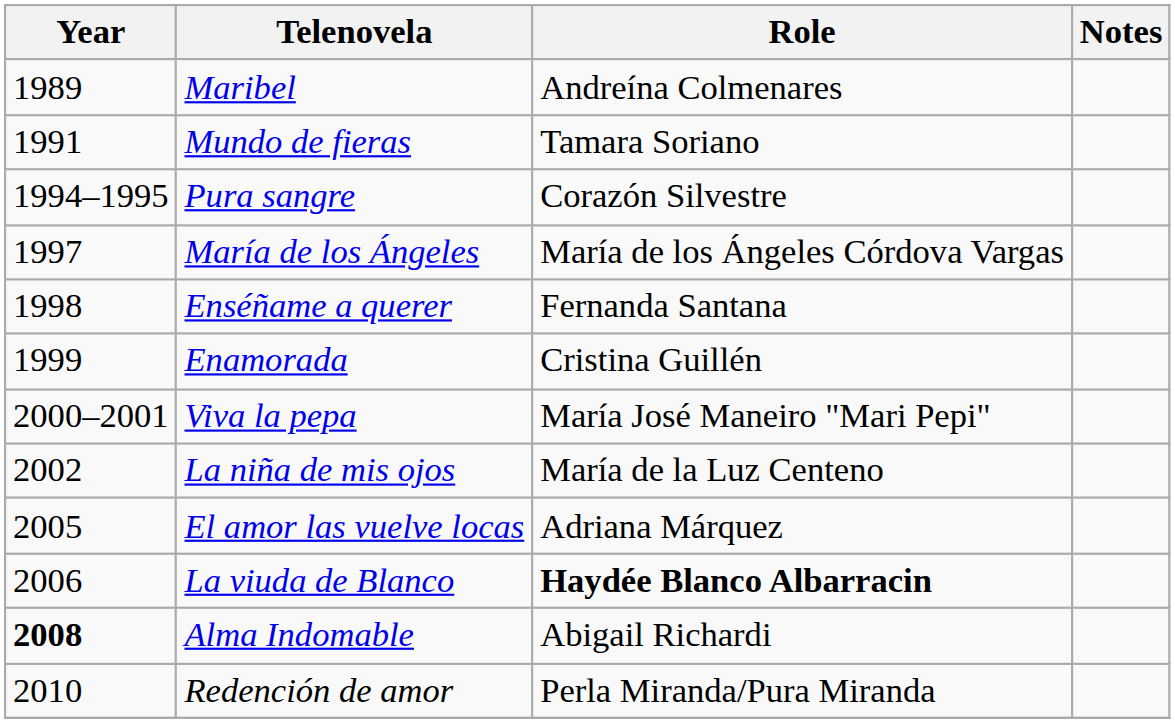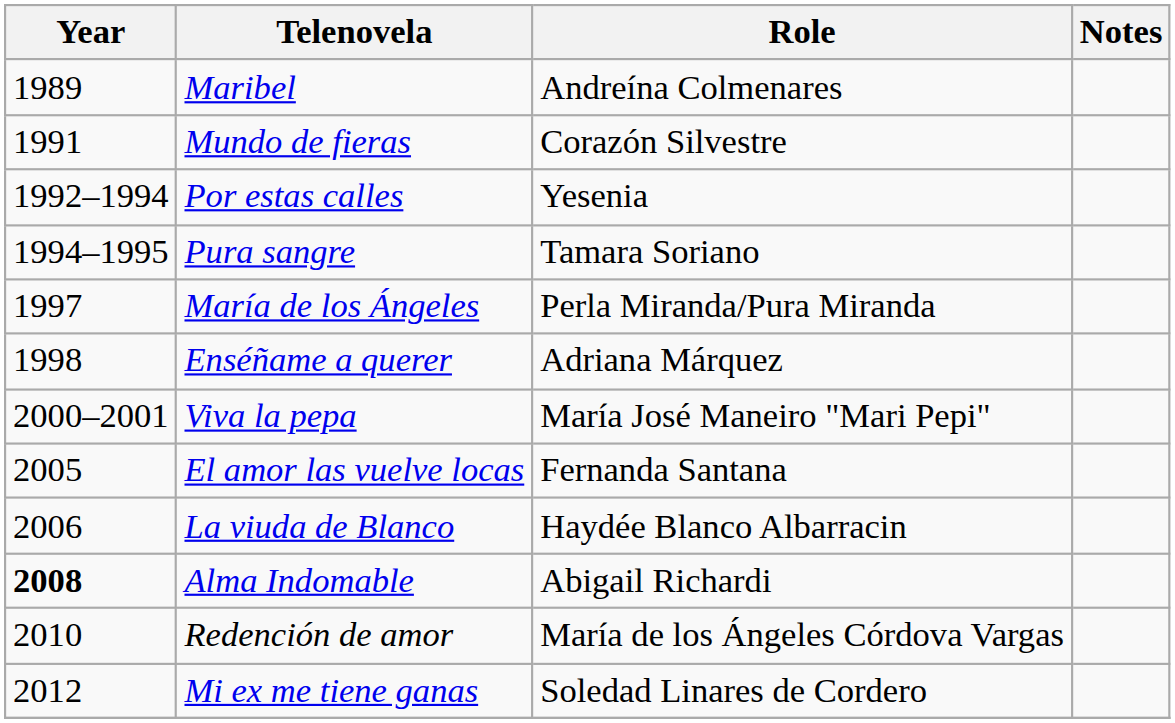(650, 141) Tamara Soriano -> (664, 141) Corazón Silvestre
+ row: (294, 196)
(664, 196) Corazón Silvestre -> (650, 251) Tamara Soriano
(802, 251) María de los Ángeles Córdova Vargas -> (738, 305) Perla Miranda/Pura Miranda
(664, 305) Fernanda Santana -> (662, 360) Adriana Márquez
- row: (266, 360)
- row: (320, 470)
(662, 525) Adriana Márquez -> (664, 470) Fernanda Santana
(736, 580) bold -> (723, 525) normal
(738, 689) Perla Miranda/Pura Miranda -> (802, 634) María de los Ángeles Córdova Vargas
+ row: (331, 689)
